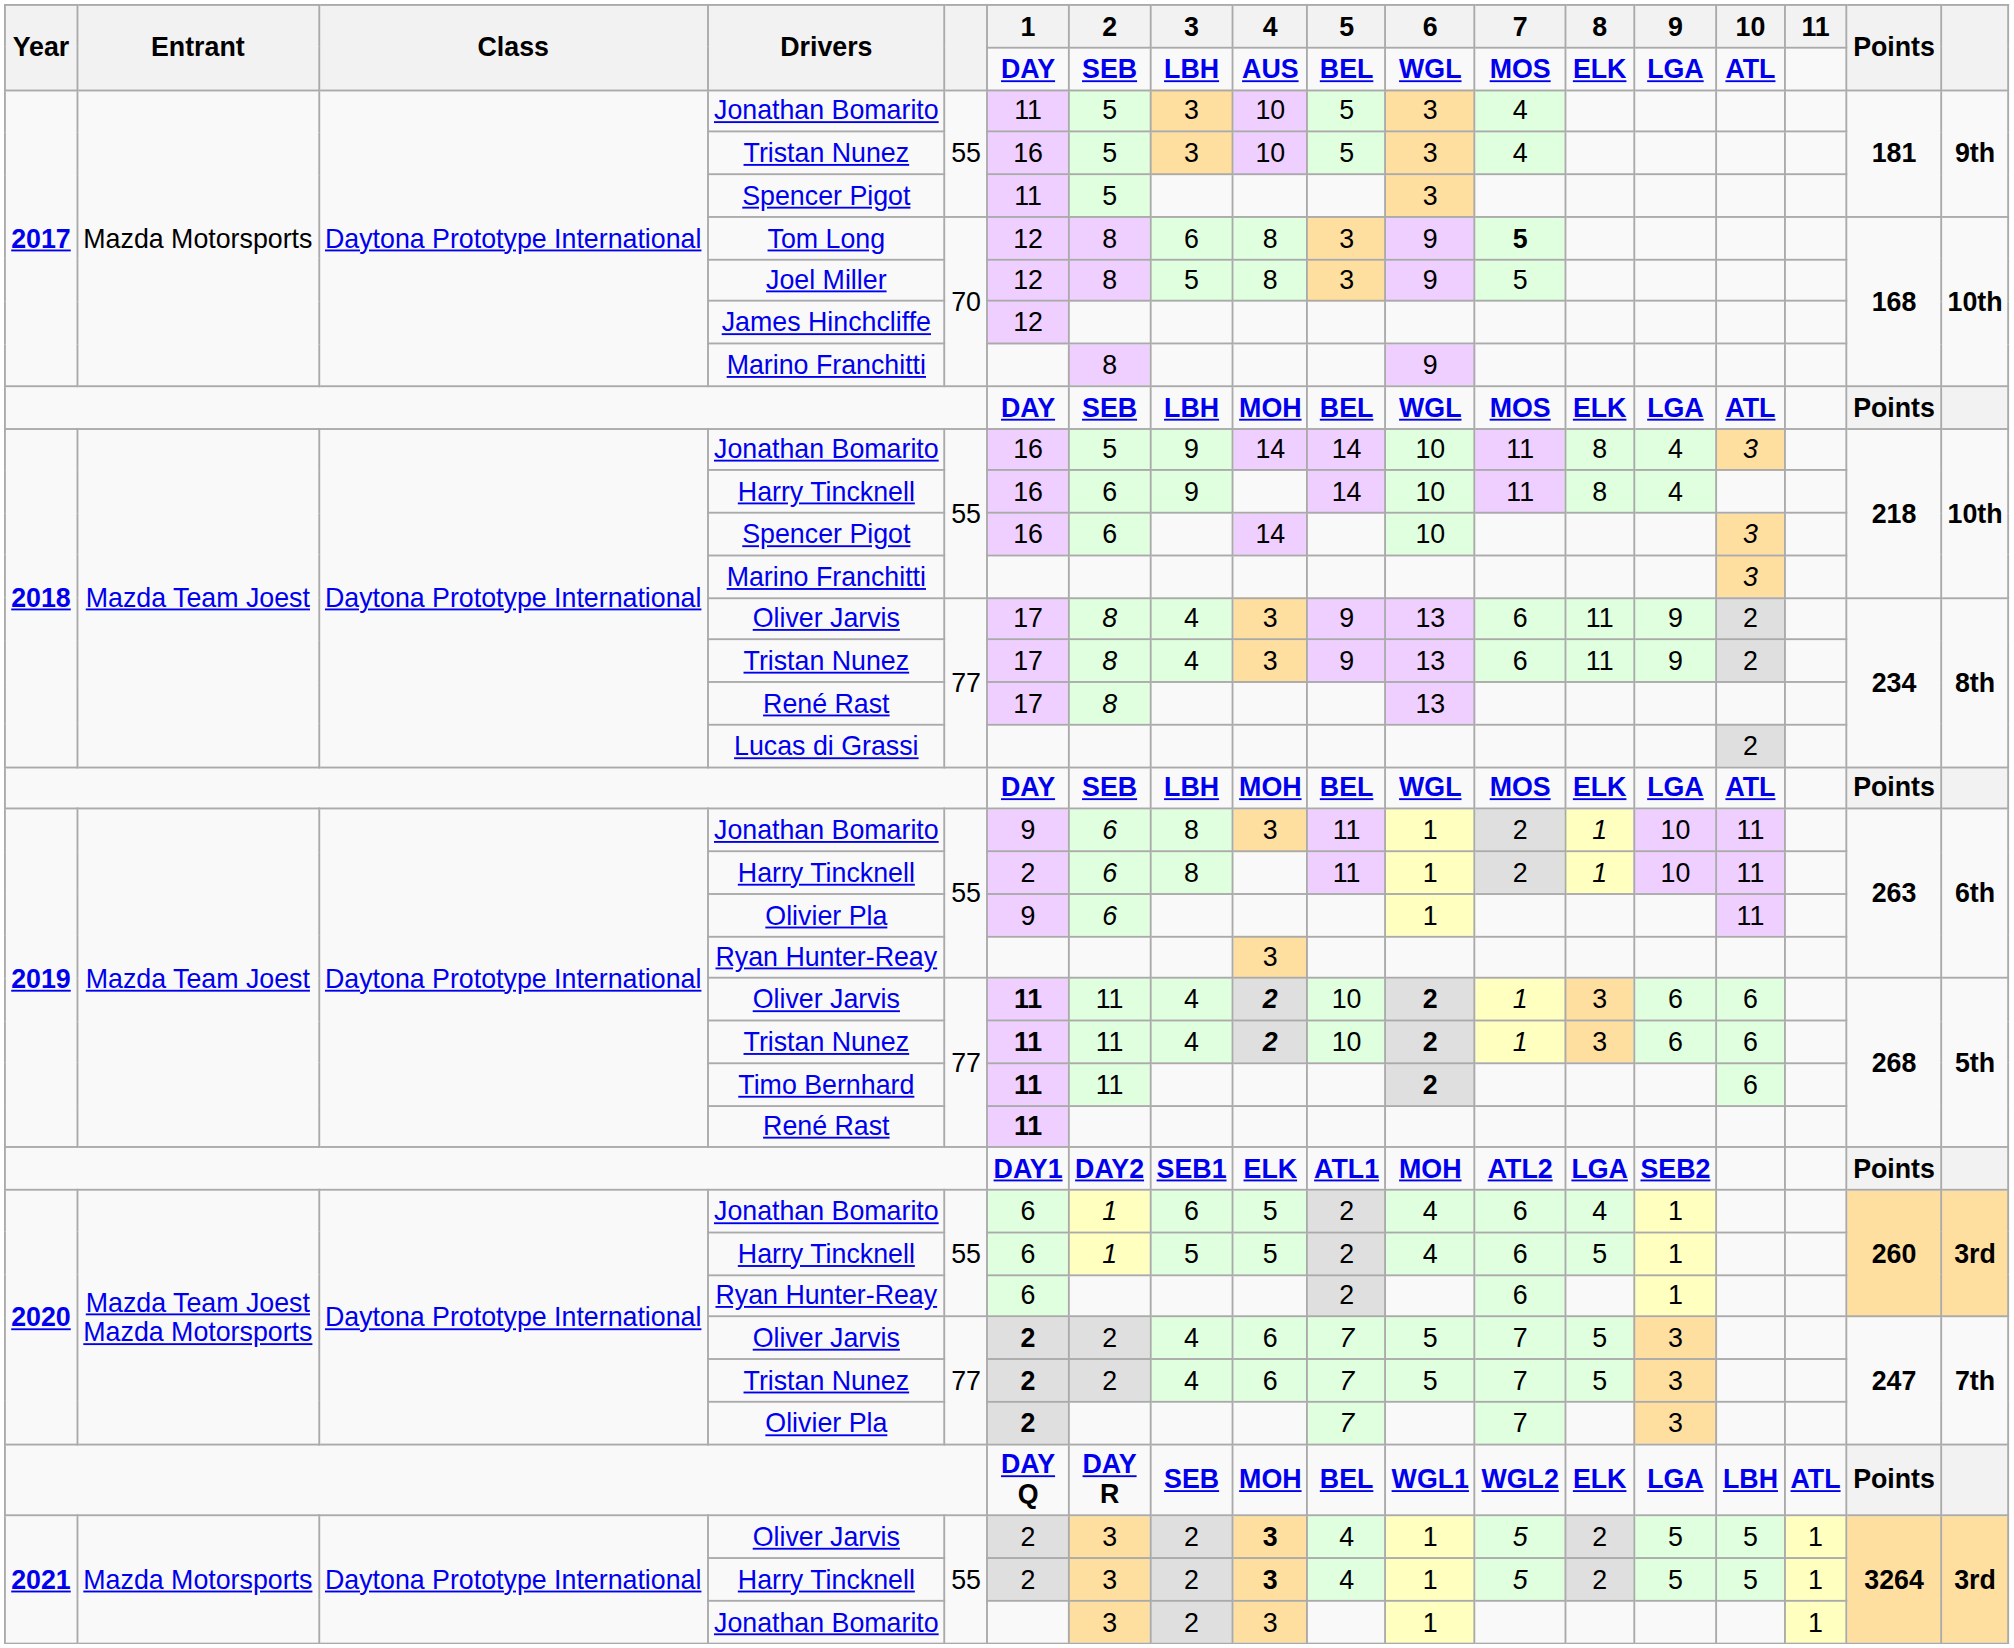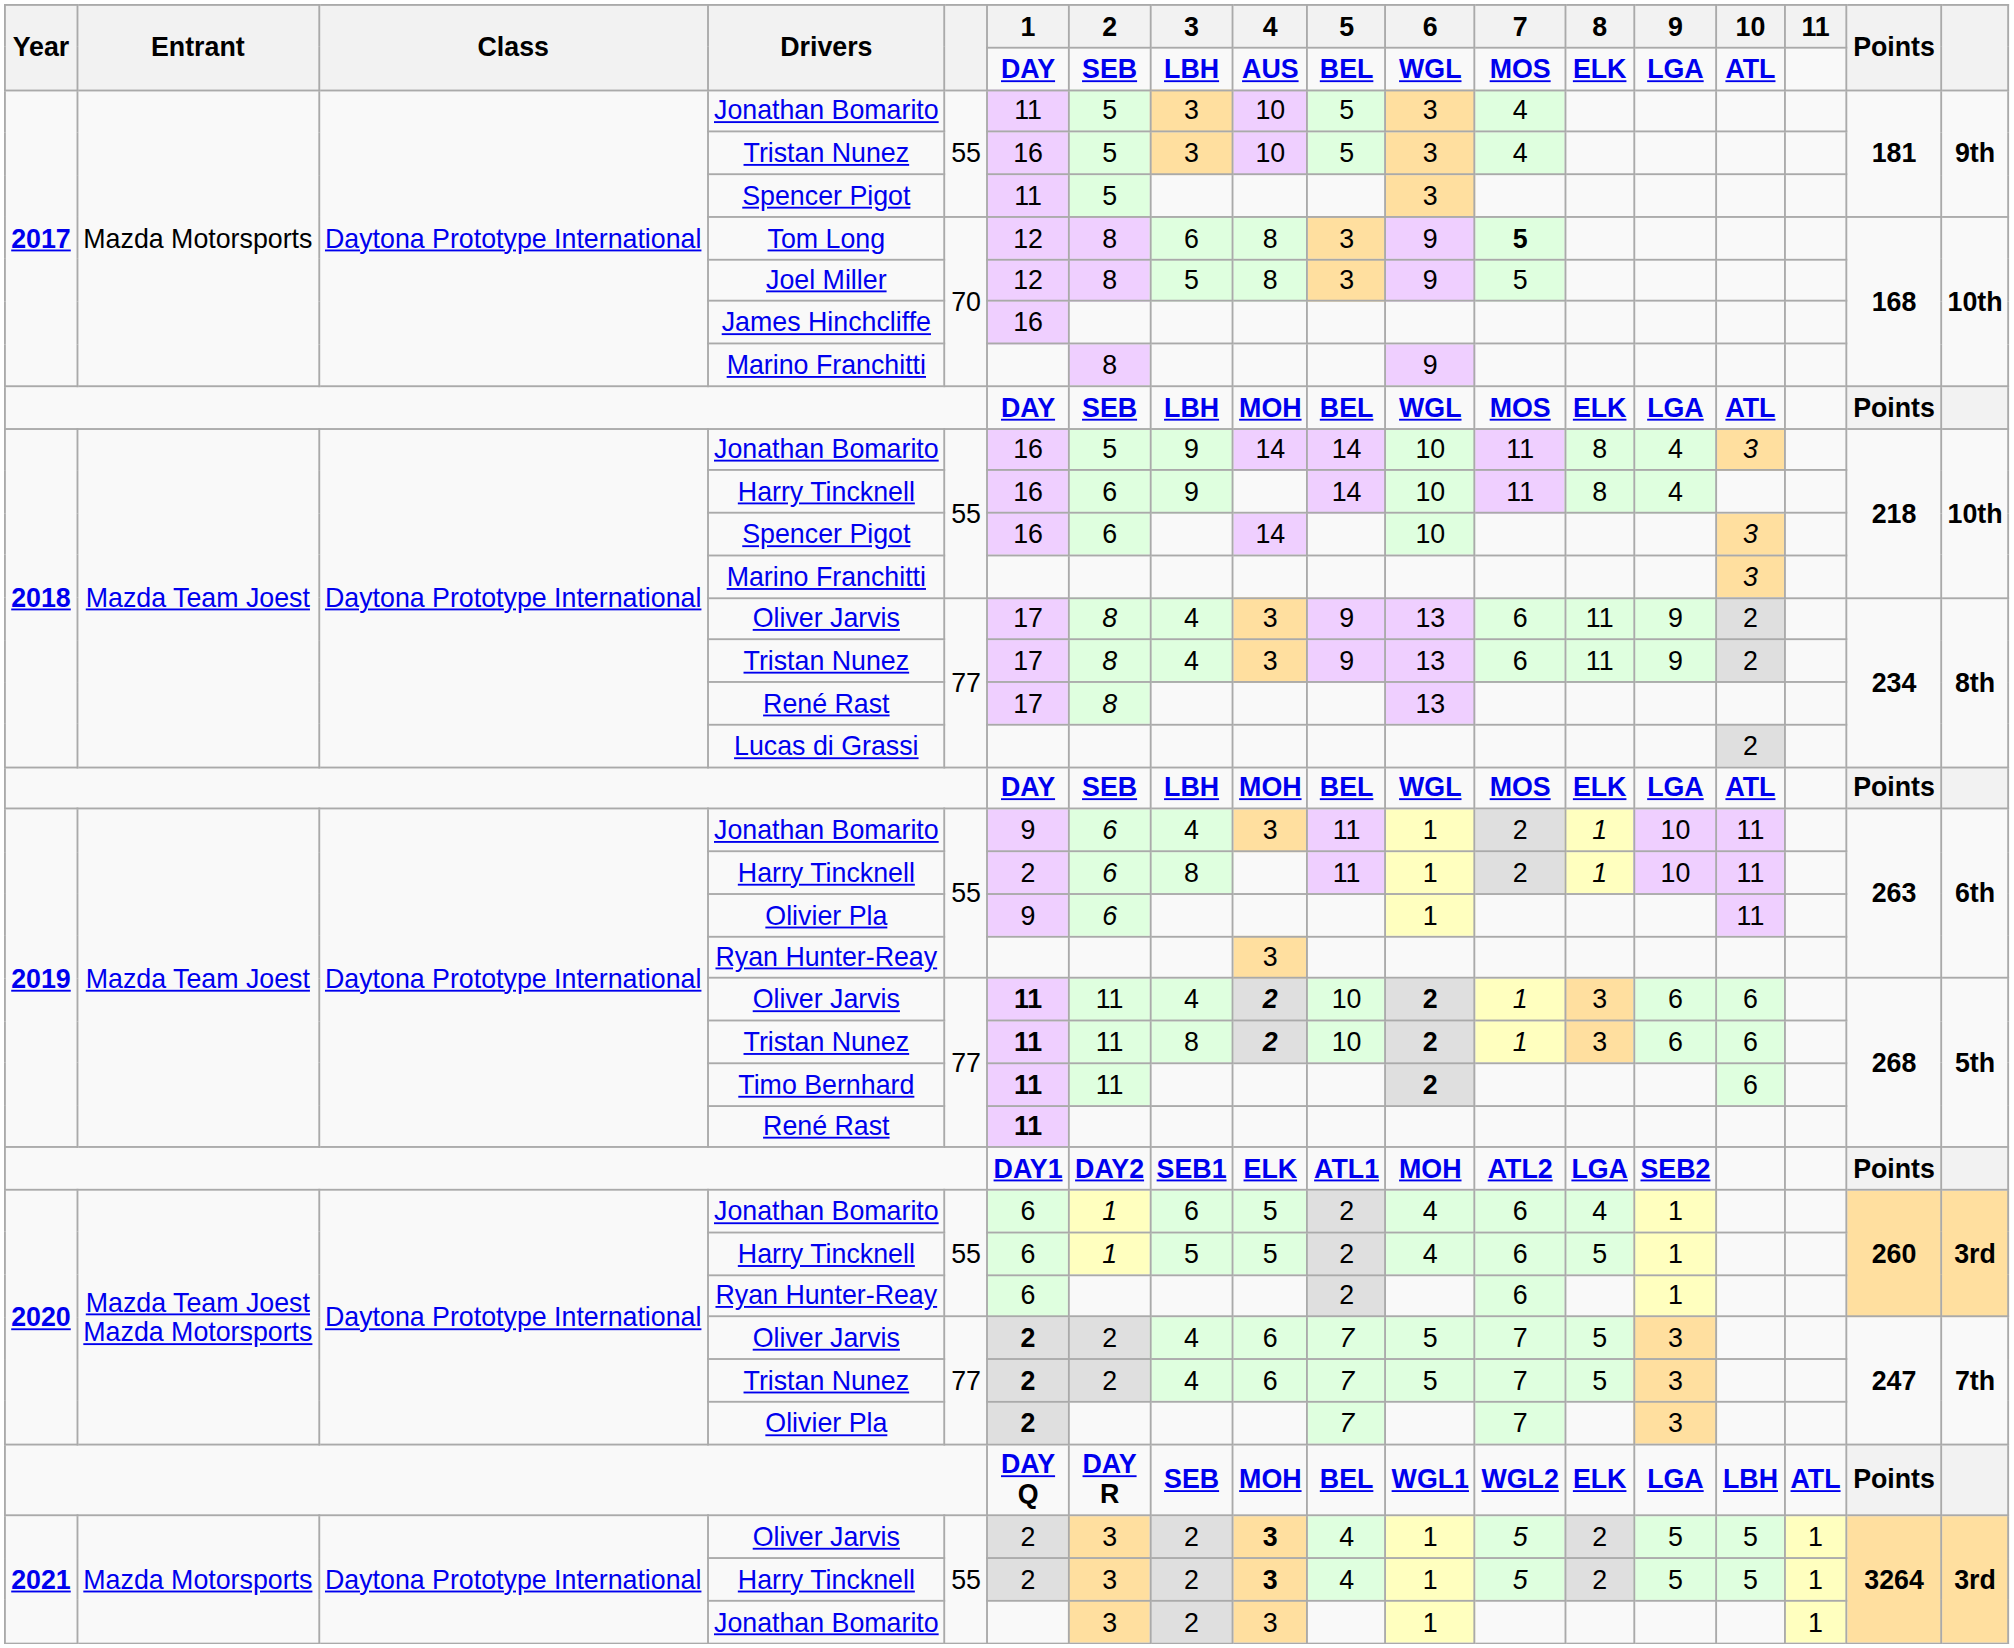(1028, 323) 12 -> (1028, 323) 16
(1192, 830) 8 -> (1192, 830) 4
(1192, 1042) 4 -> (1192, 1042) 8
